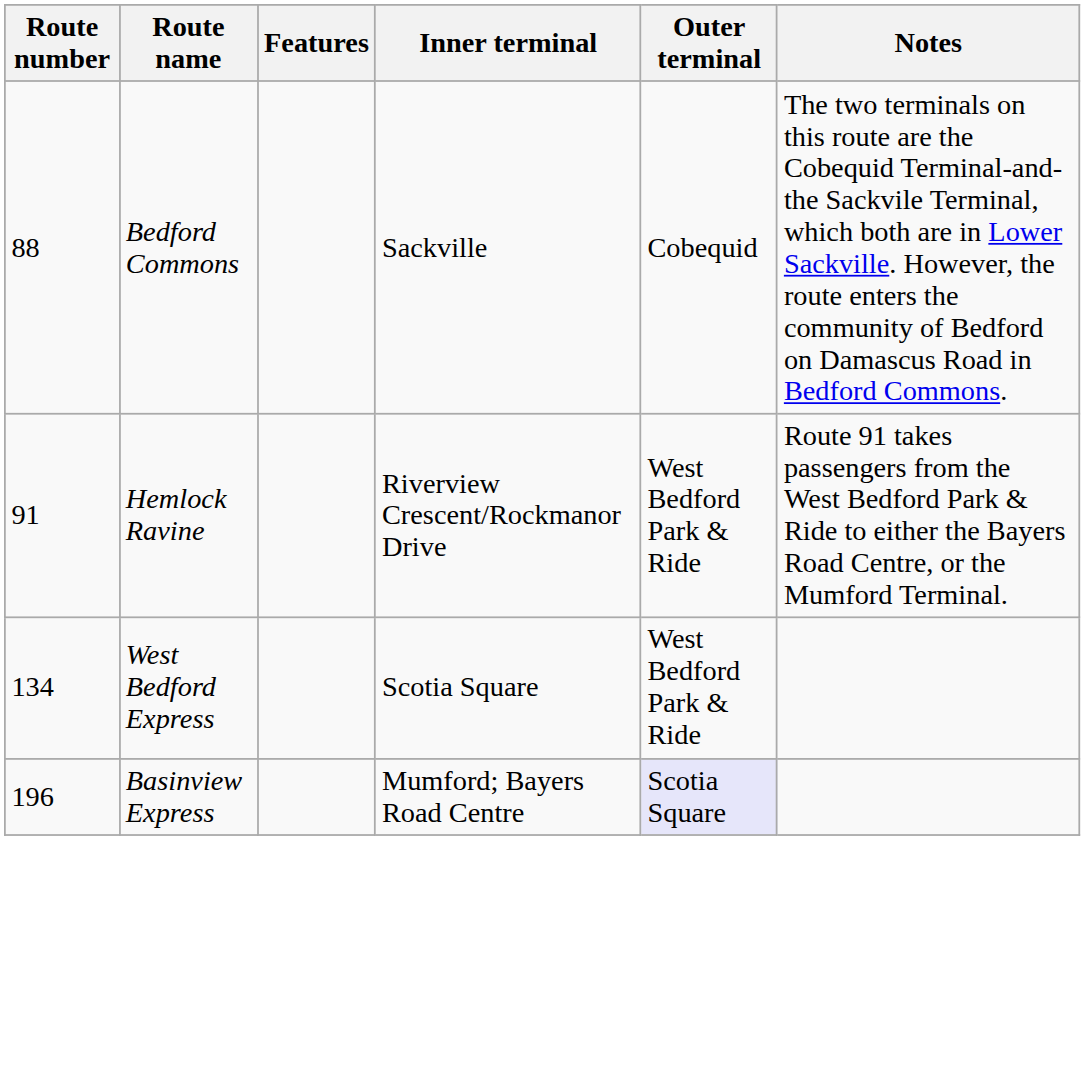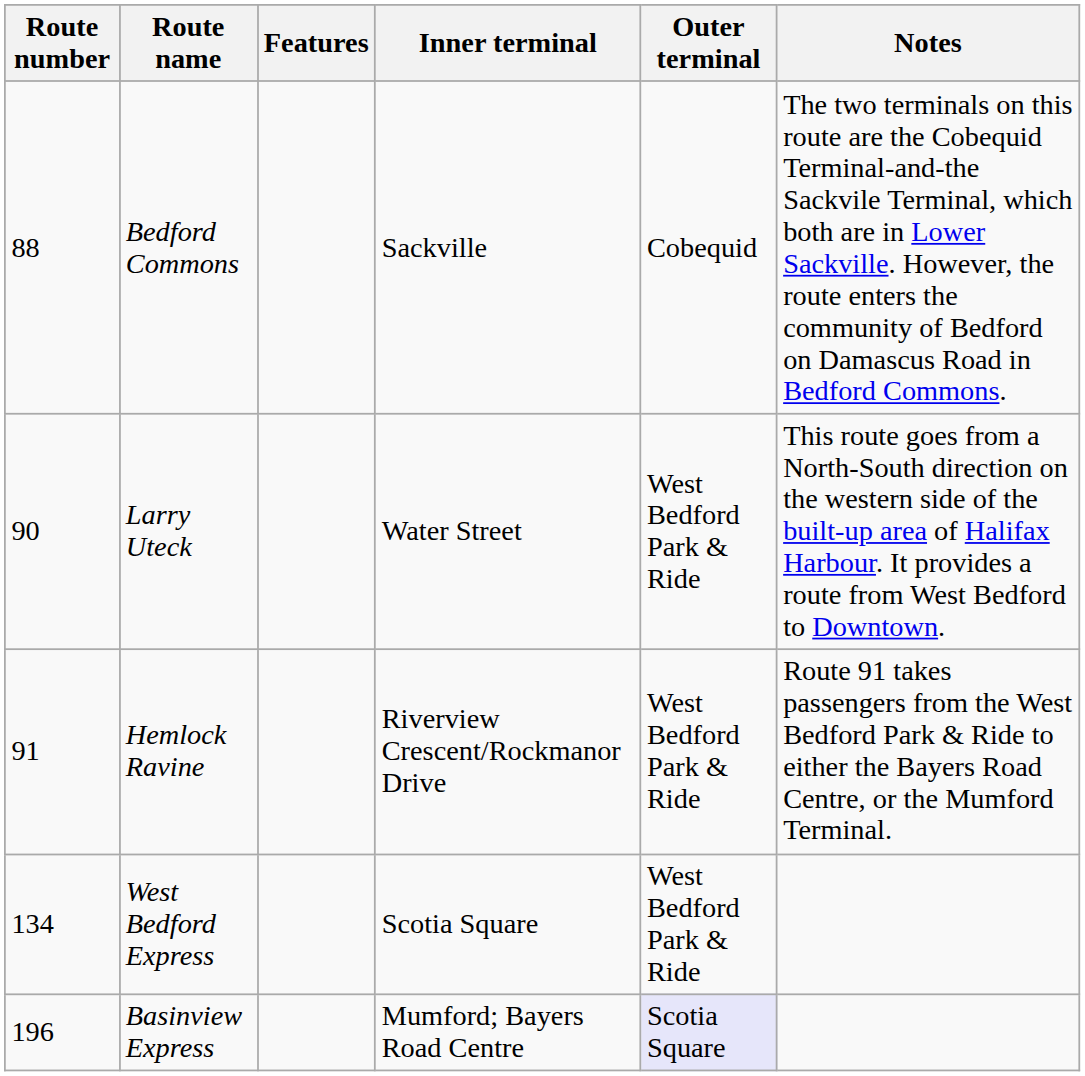+ row: (159, 530)
